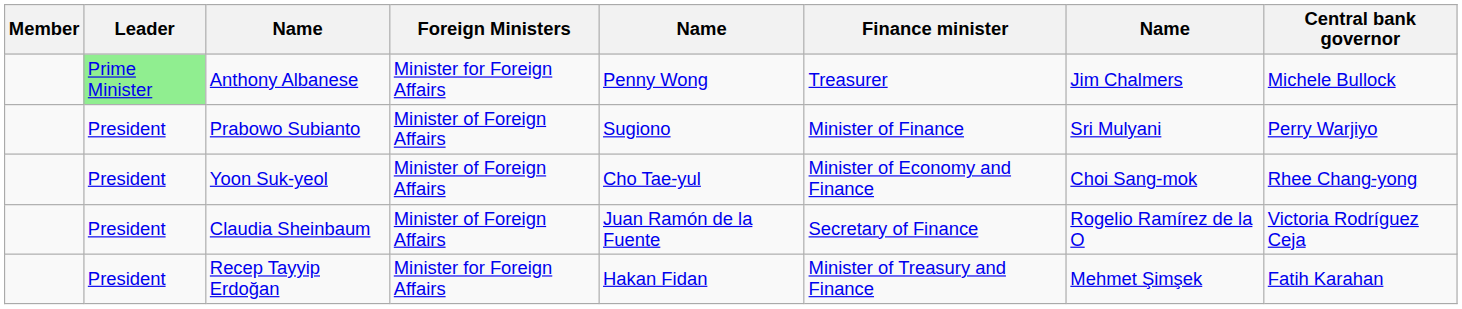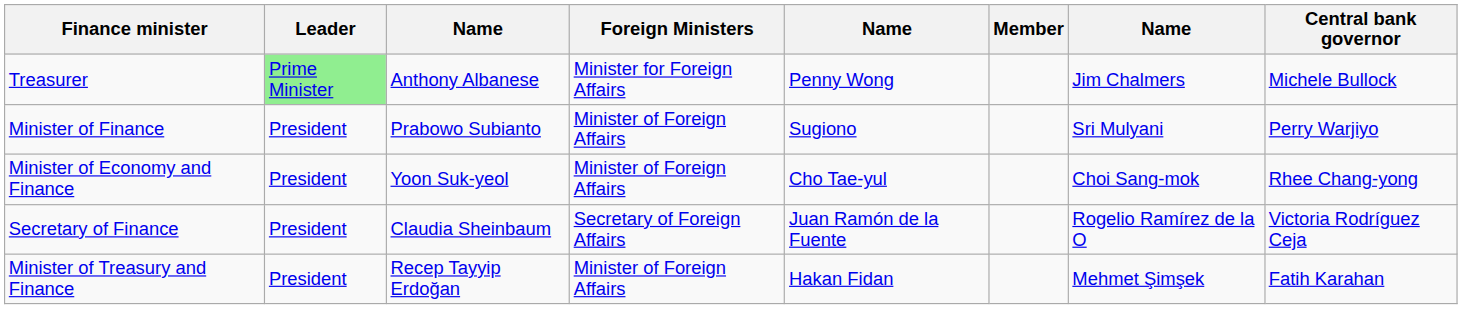columns swapped: (44, 29) <-> (935, 29)
(470, 228) Minister of Foreign Affairs -> (657, 228) Secretary of Foreign Affairs
(473, 278) Minister for Foreign Affairs -> (650, 278) Minister of Foreign Affairs
